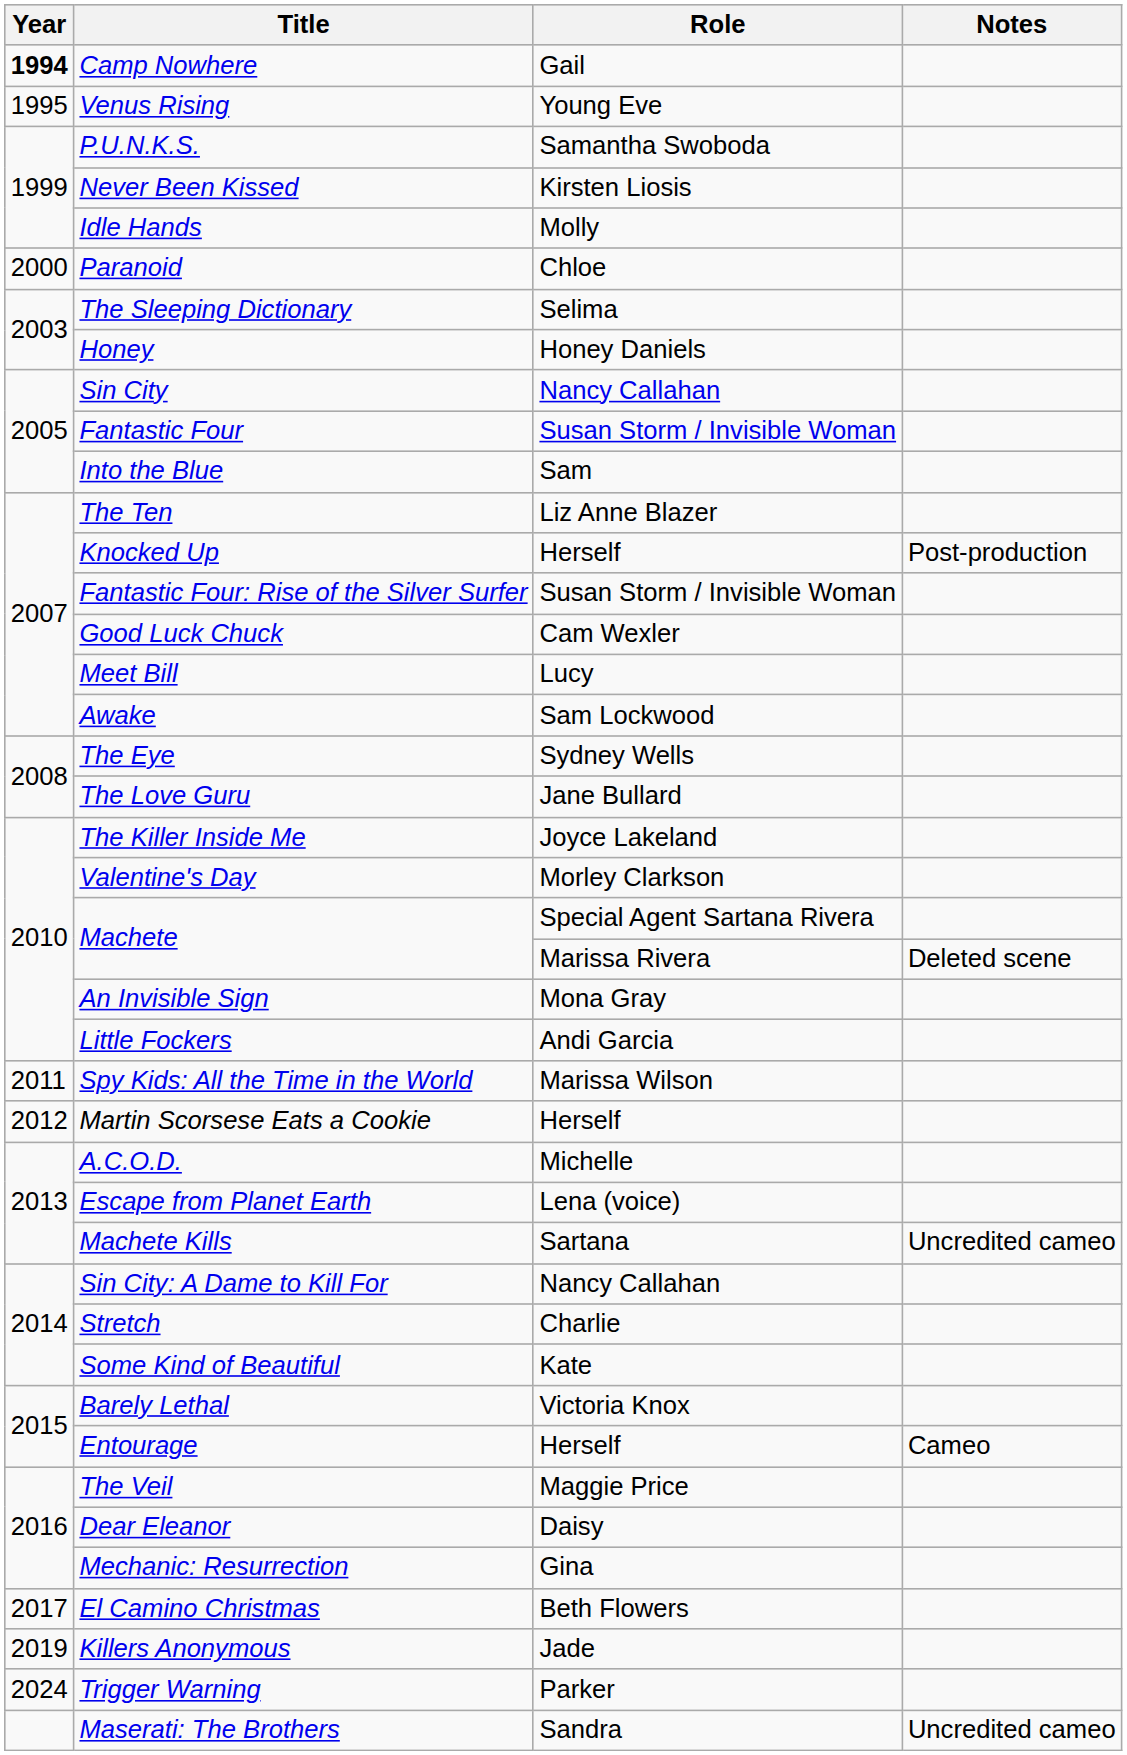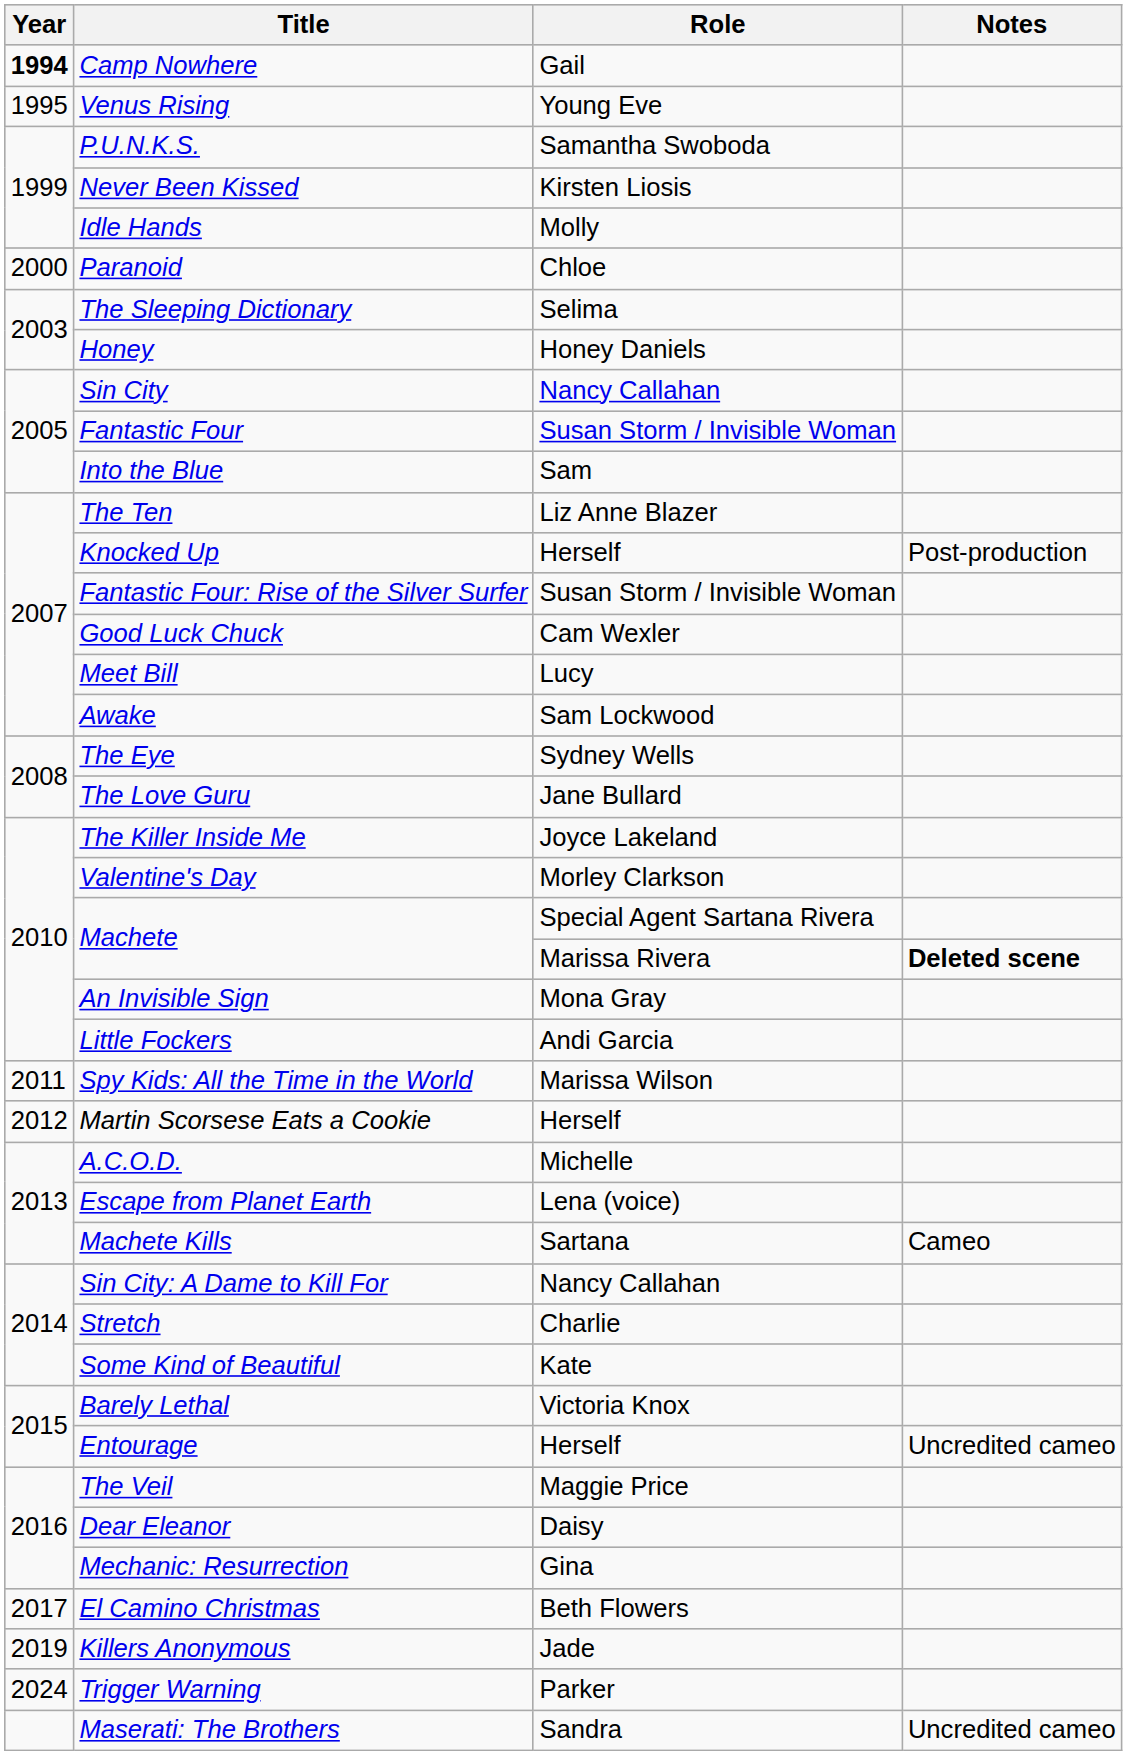(990, 958) normal -> (994, 958) bold
(1012, 1242) Uncredited cameo -> (949, 1242) Cameo
(949, 1445) Cameo -> (1012, 1445) Uncredited cameo
